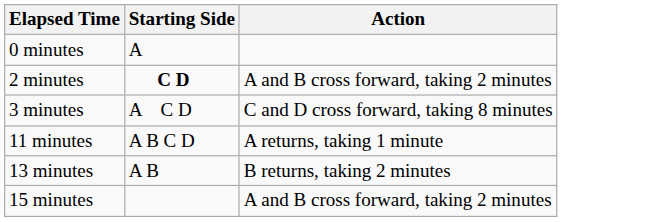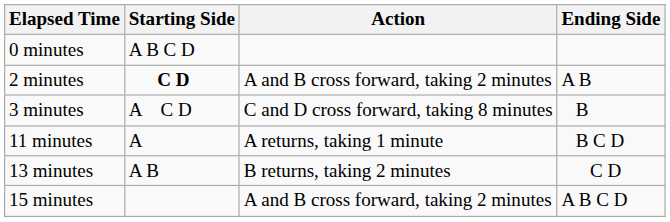+ column: (611, 19)
(136, 49) A -> (162, 49) A B C D
(162, 140) A B C D -> (136, 140) A
